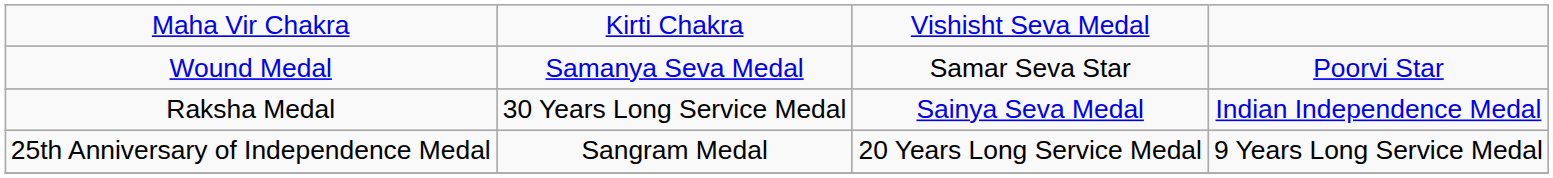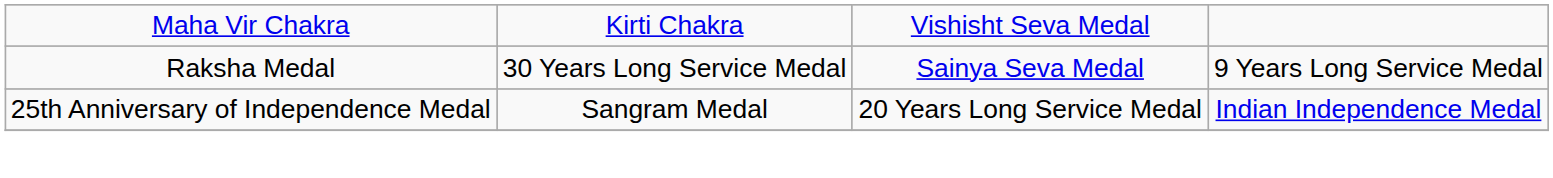- row: (251, 67)
(1378, 109) Indian Independence Medal -> (1378, 67) 9 Years Long Service Medal
(1378, 151) 9 Years Long Service Medal -> (1378, 109) Indian Independence Medal
